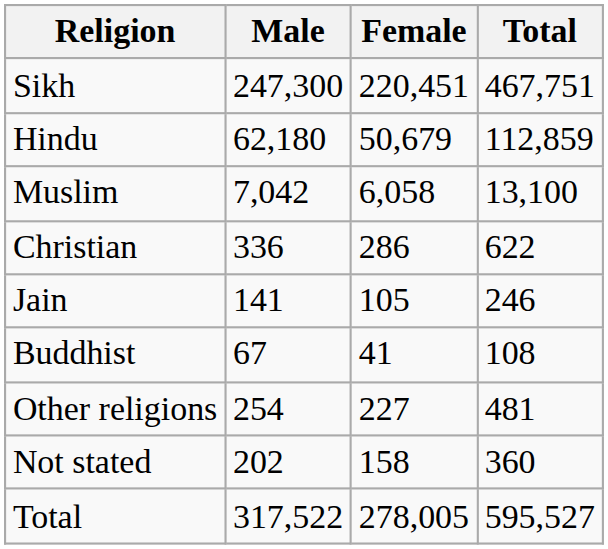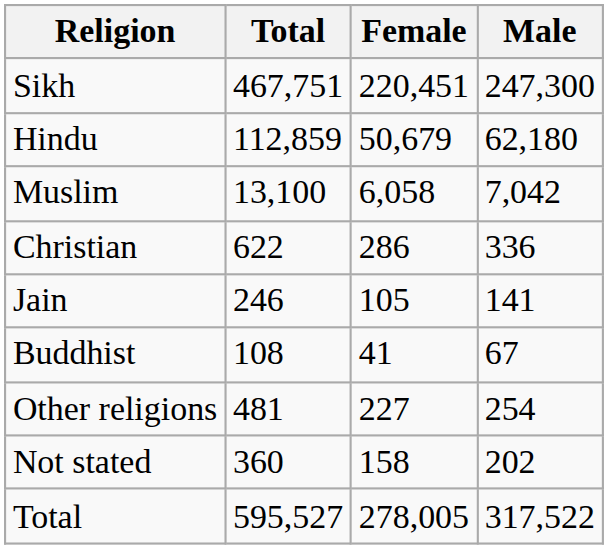columns swapped: (540, 31) <-> (288, 31)
